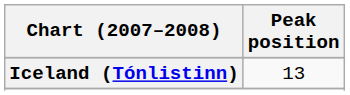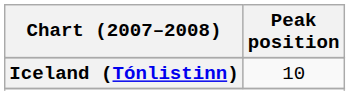(294, 74) 13 -> (294, 74) 10
